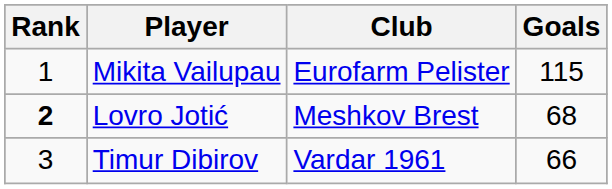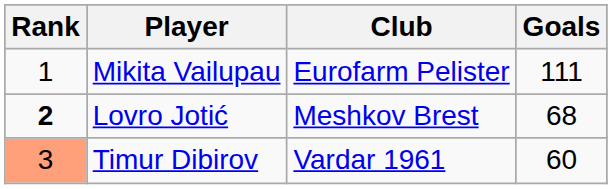(561, 71) 115 -> (561, 71) 111
(46, 159) no background -> (46, 159) lightsalmon background
(561, 159) 66 -> (561, 159) 60
